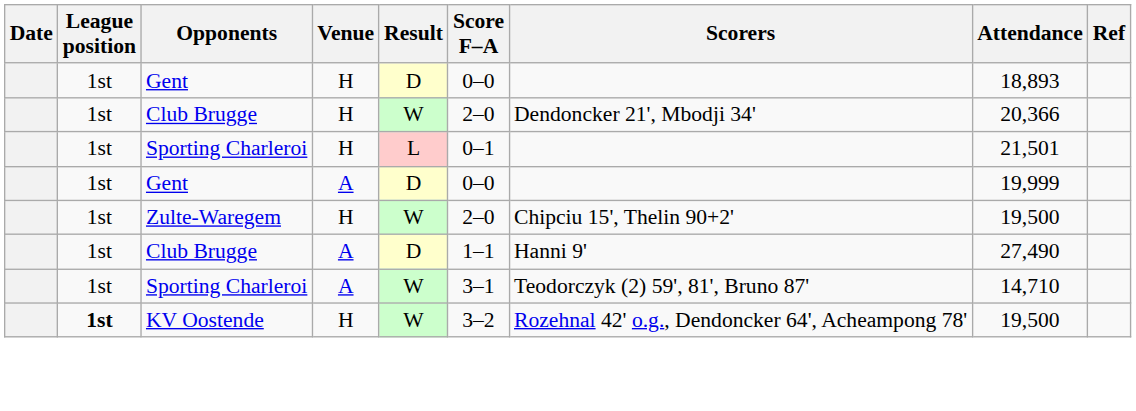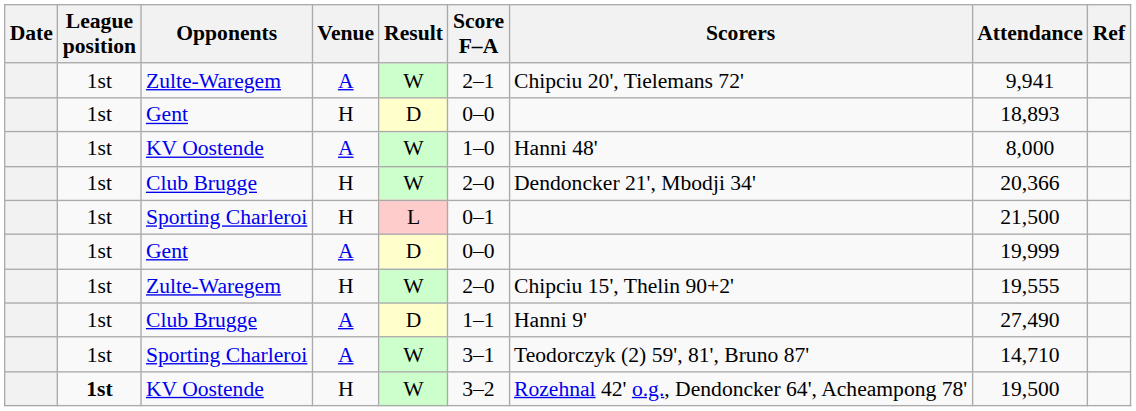+ row: (213, 80)
+ row: (205, 148)
(1030, 148) 21,501 -> (1030, 217) 21,500
(1030, 217) 19,500 -> (1030, 285) 19,555
